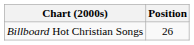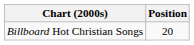(168, 31) 26 -> (168, 31) 20
